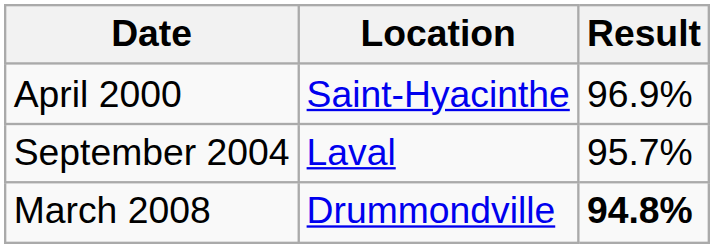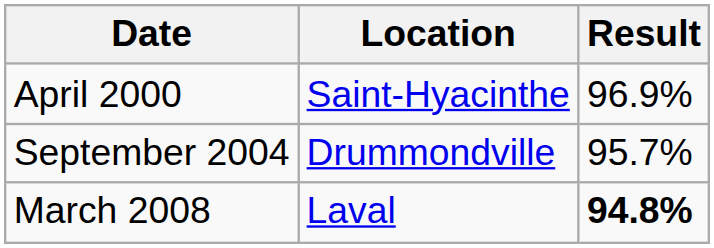(351, 152) Laval -> (431, 152) Drummondville
(431, 211) Drummondville -> (351, 211) Laval
